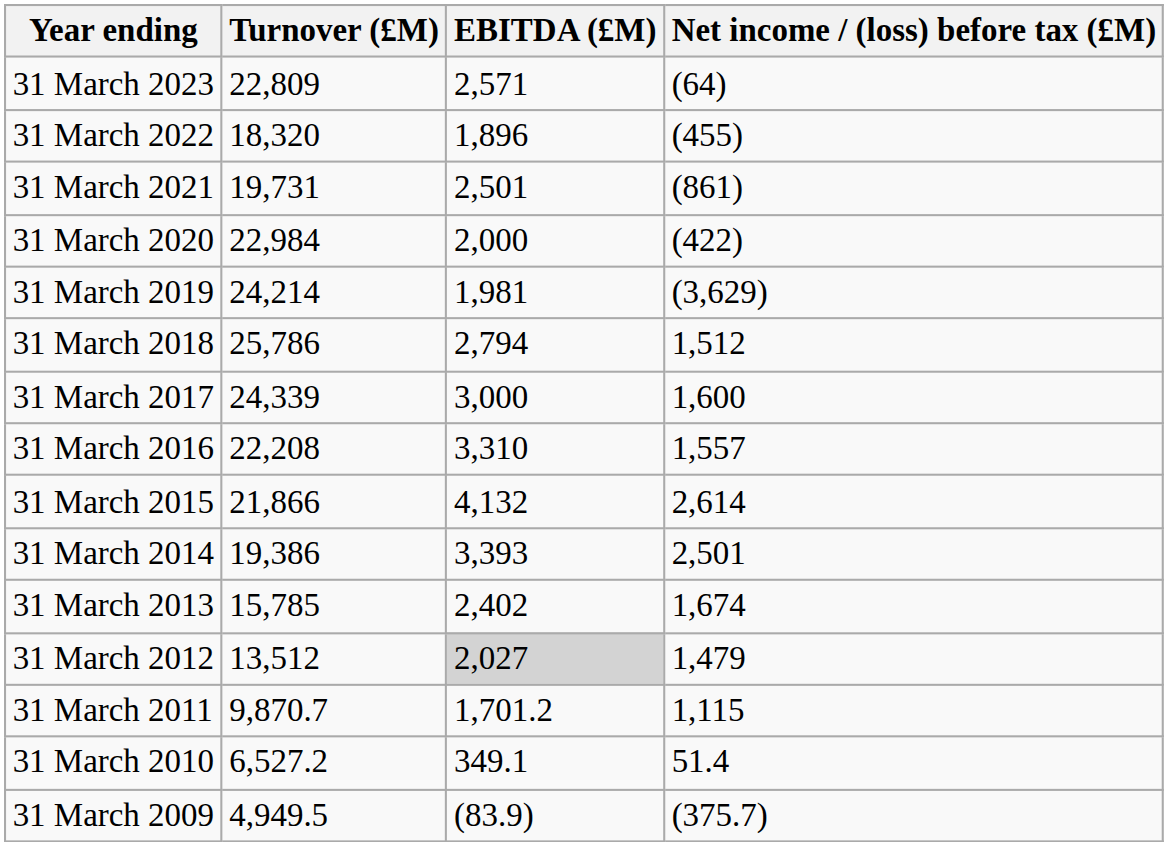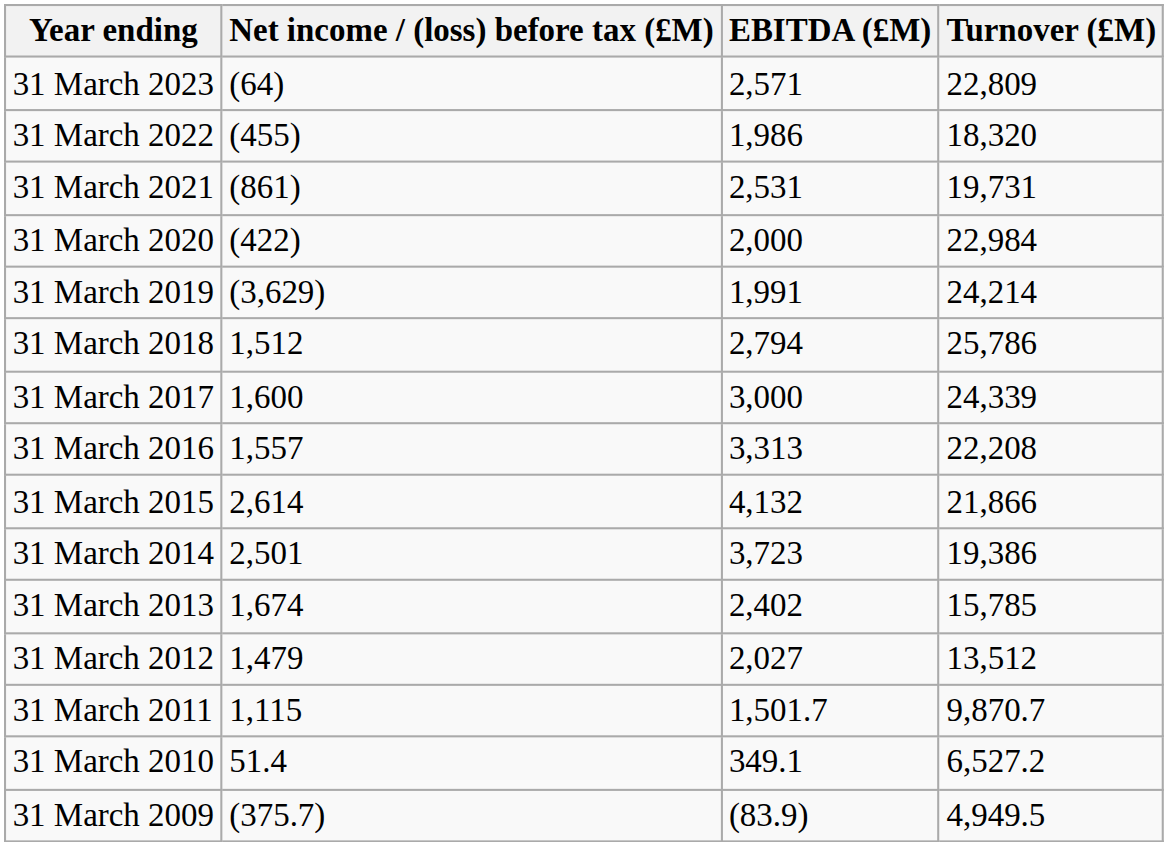columns swapped: (334, 30) <-> (914, 30)
(491, 135) 1,896 -> (766, 135) 1,986
(491, 187) 2,501 -> (766, 187) 2,531
(491, 291) 1,981 -> (766, 291) 1,991
(491, 448) 3,310 -> (766, 448) 3,313
(491, 553) 3,393 -> (766, 553) 3,723
(491, 657) lightgrey background -> (766, 657) no background
(504, 710) 1,701.2 -> (778, 710) 1,501.7
